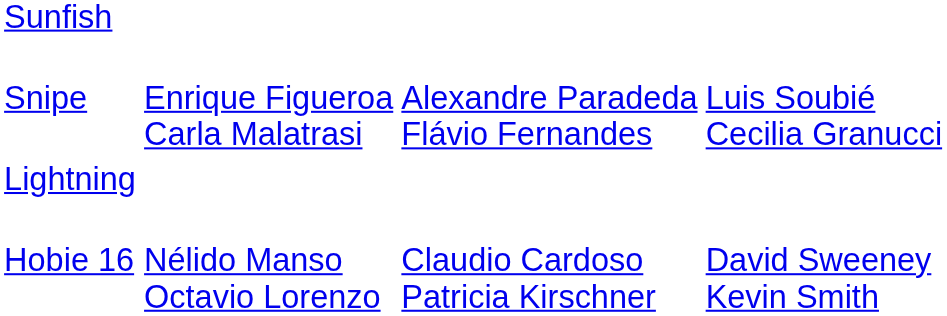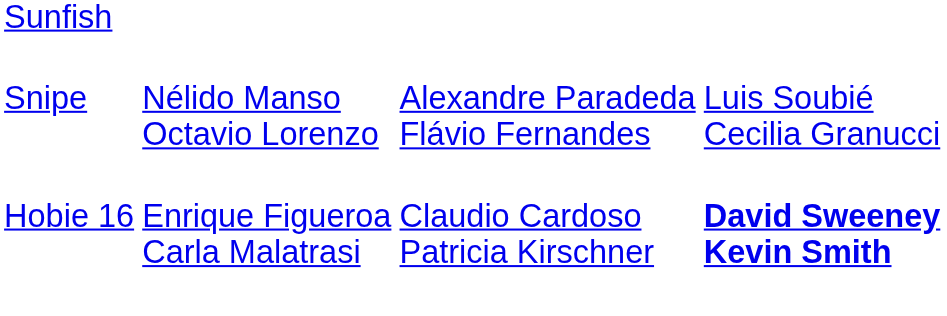(269, 116) Enrique Figueroa Carla Malatrasi -> (260, 116) Nélido Manso Octavio Lorenzo
- row: (70, 179)
(262, 278) Nélido Manso Octavio Lorenzo -> (267, 234) Enrique Figueroa Carla Malatrasi
(818, 278) normal -> (822, 234) bold
